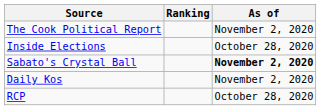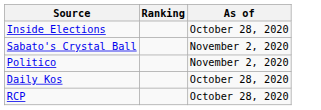- row: (84, 30)
(264, 63) bold -> (239, 46) normal
+ row: (32, 63)
(264, 80) November 2, 2020 -> (239, 80) October 28, 2020
